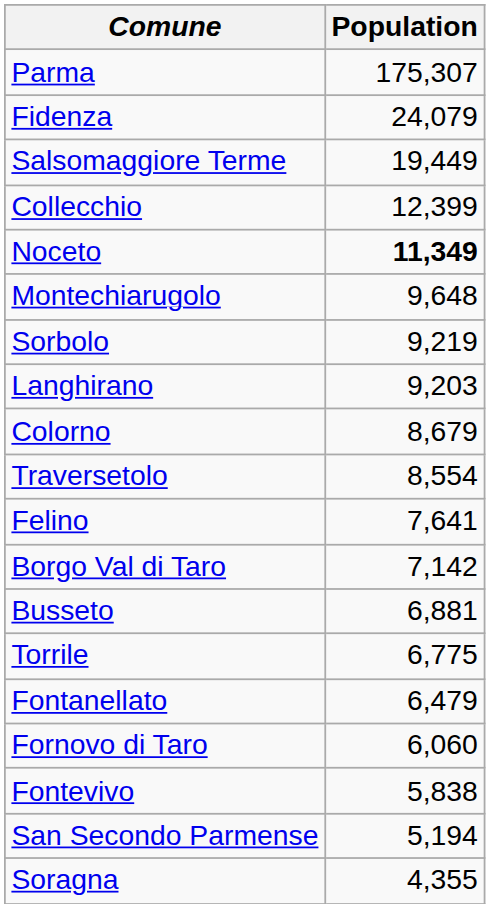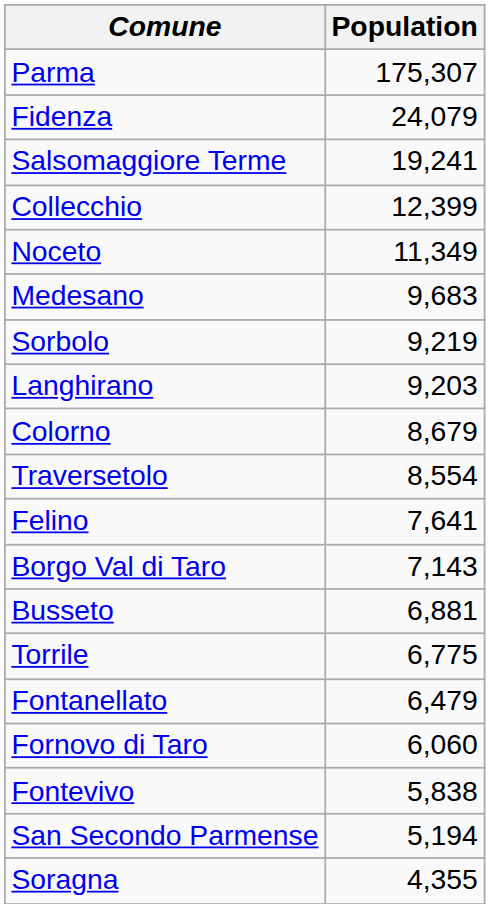(434, 161) 19,449 -> (434, 161) 19,241
(435, 251) bold -> (436, 251) normal
+ row: (78, 296)
- row: (116, 296)
(442, 565) 7,142 -> (442, 565) 7,143
